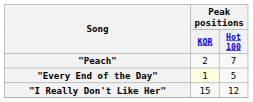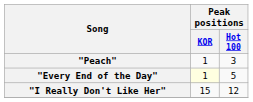(205, 61) 2 -> (205, 61) 1
(233, 61) 7 -> (233, 61) 3
